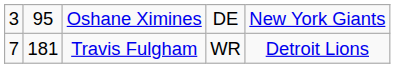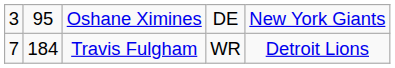(43, 48) 181 -> (43, 48) 184
